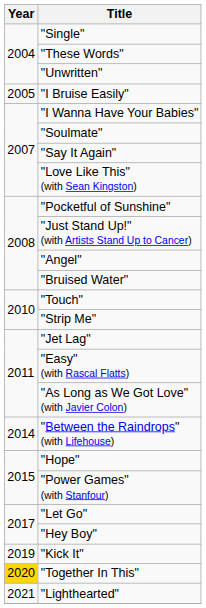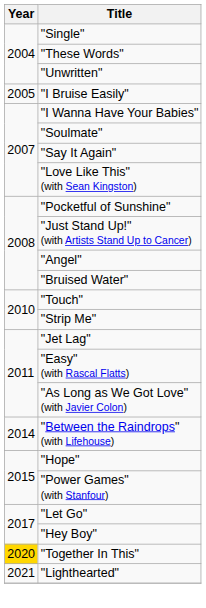- row: (62, 553)
